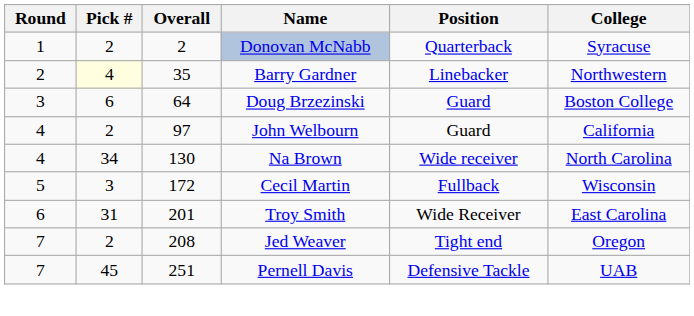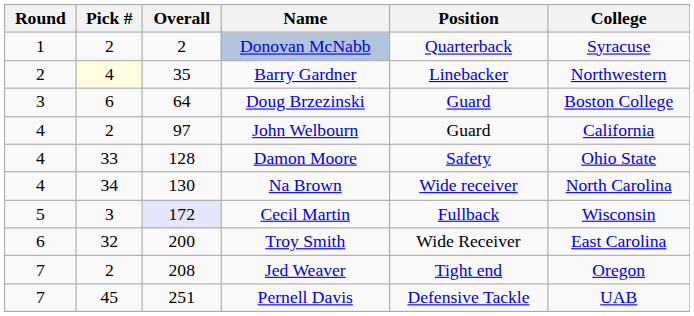+ row: (305, 158)
(182, 185) no background -> (182, 213) lavender background
(109, 213) 31 -> (109, 241) 32
(182, 213) 201 -> (182, 241) 200
